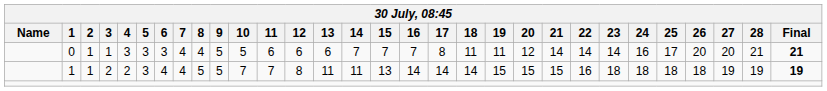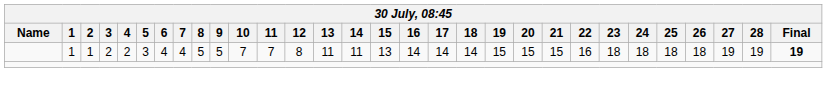- row: (72, 52)
